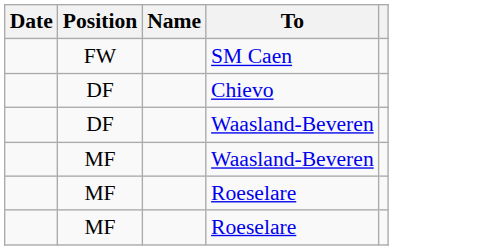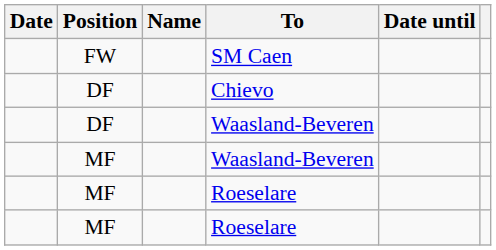+ column: (430, 21)
